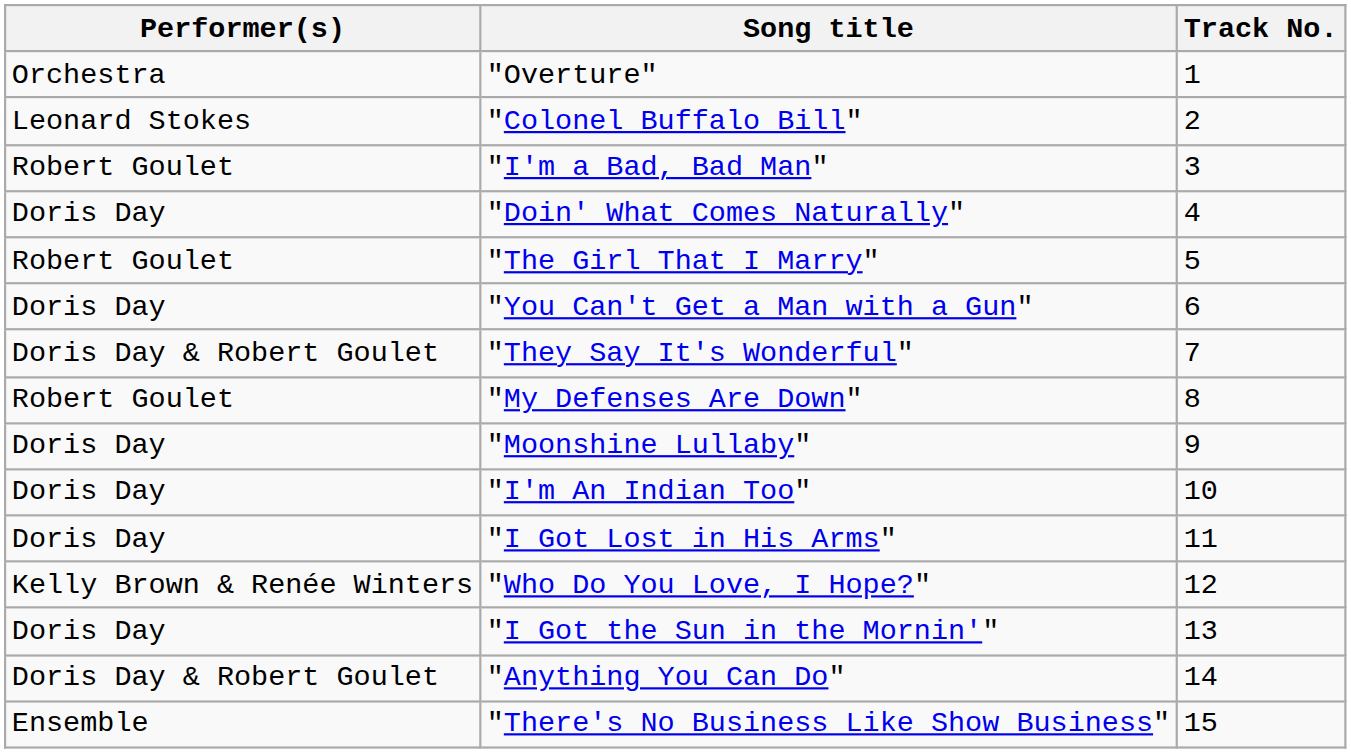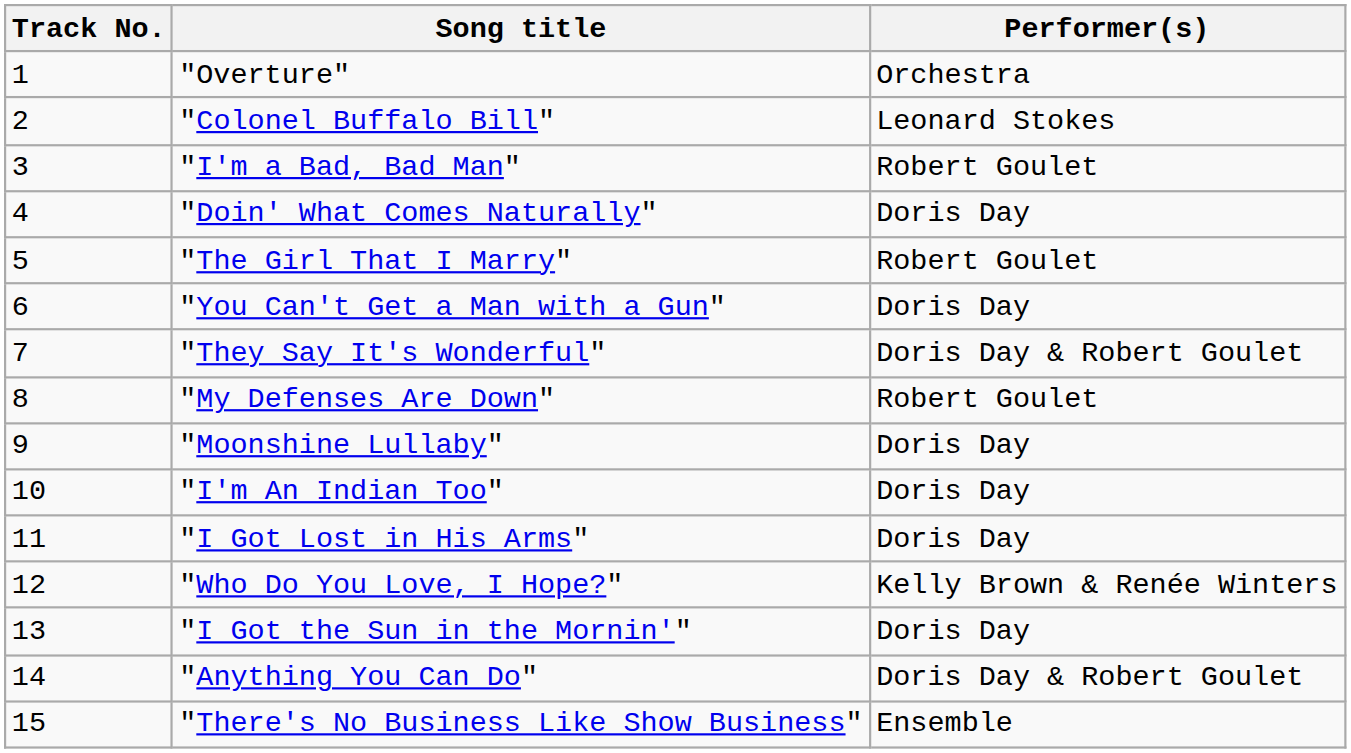columns swapped: (1261, 28) <-> (243, 28)
